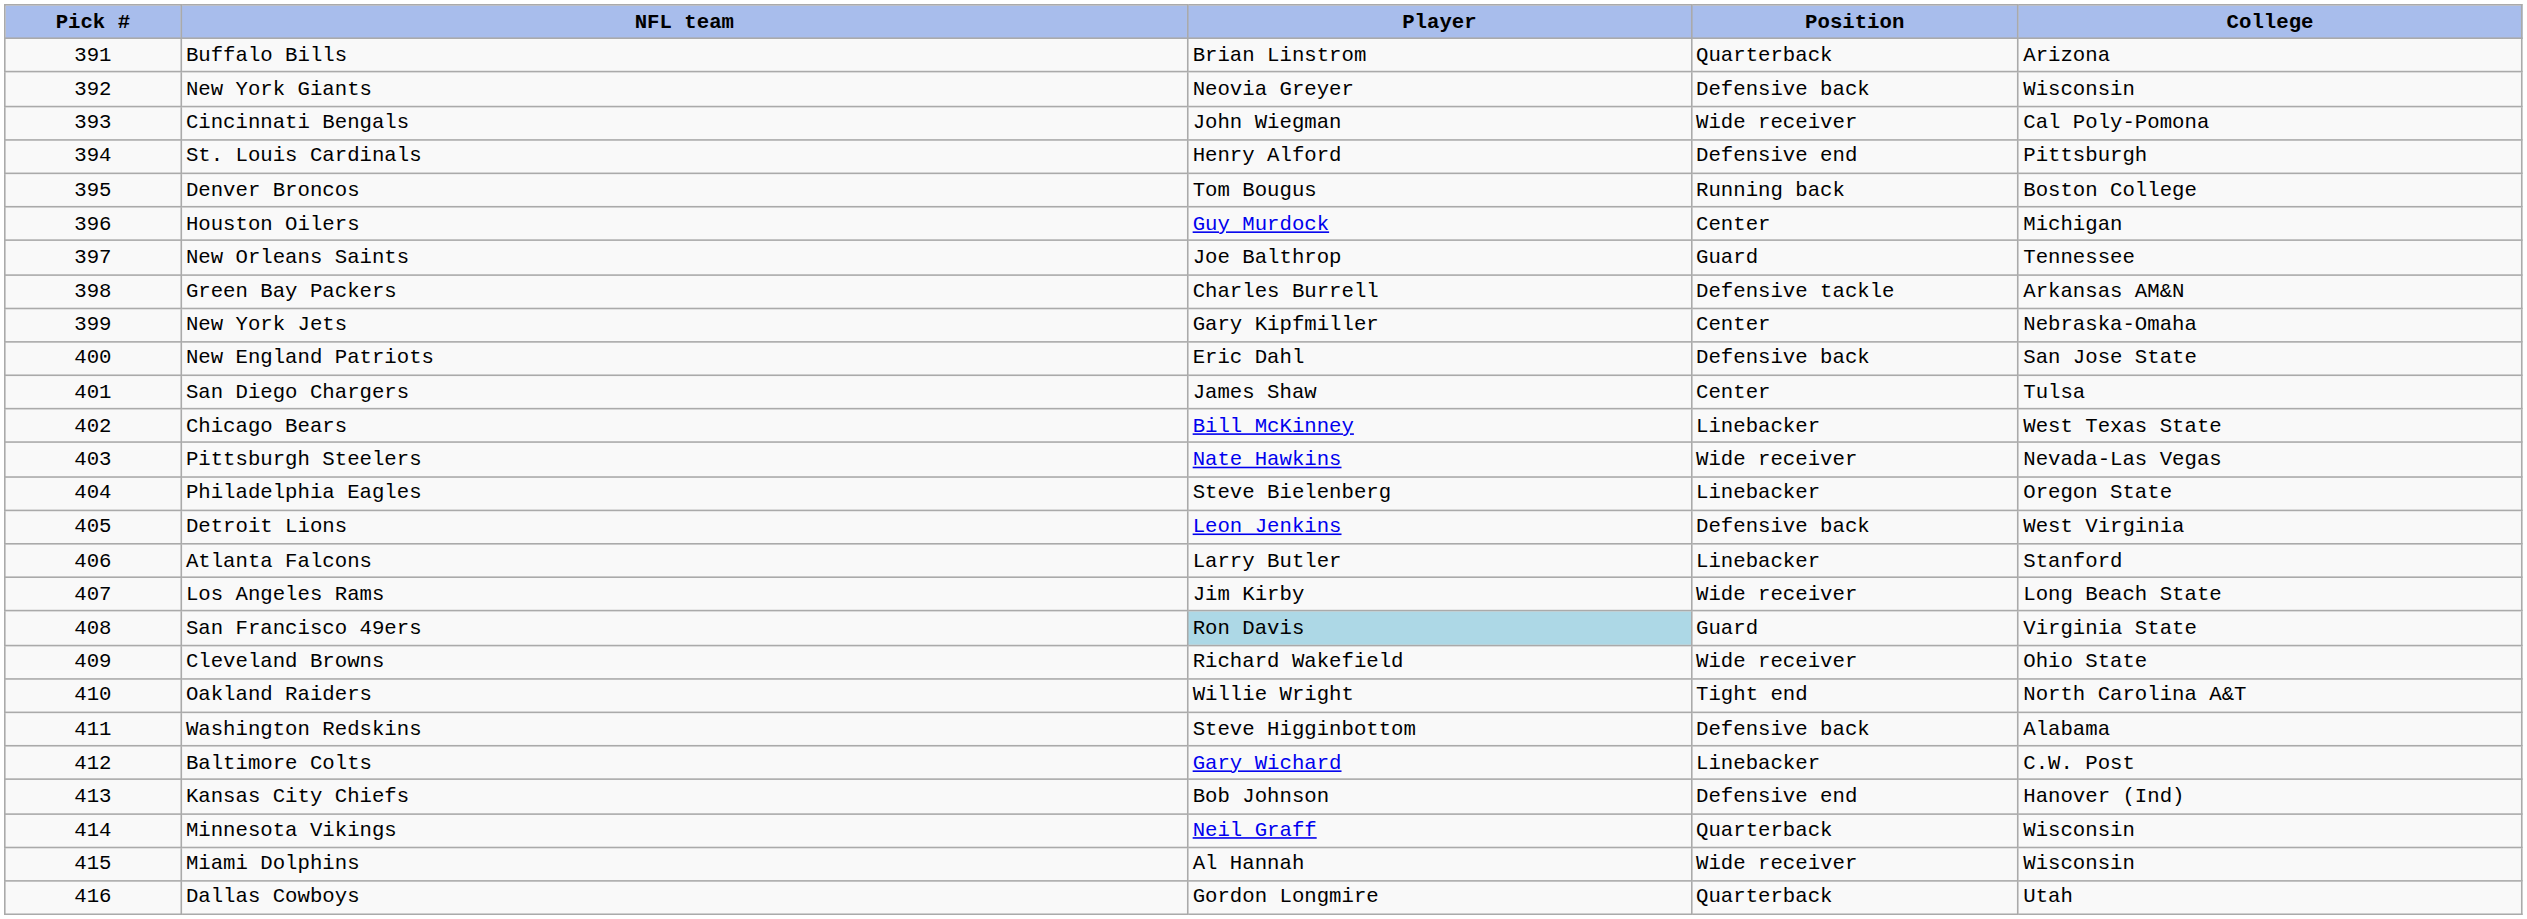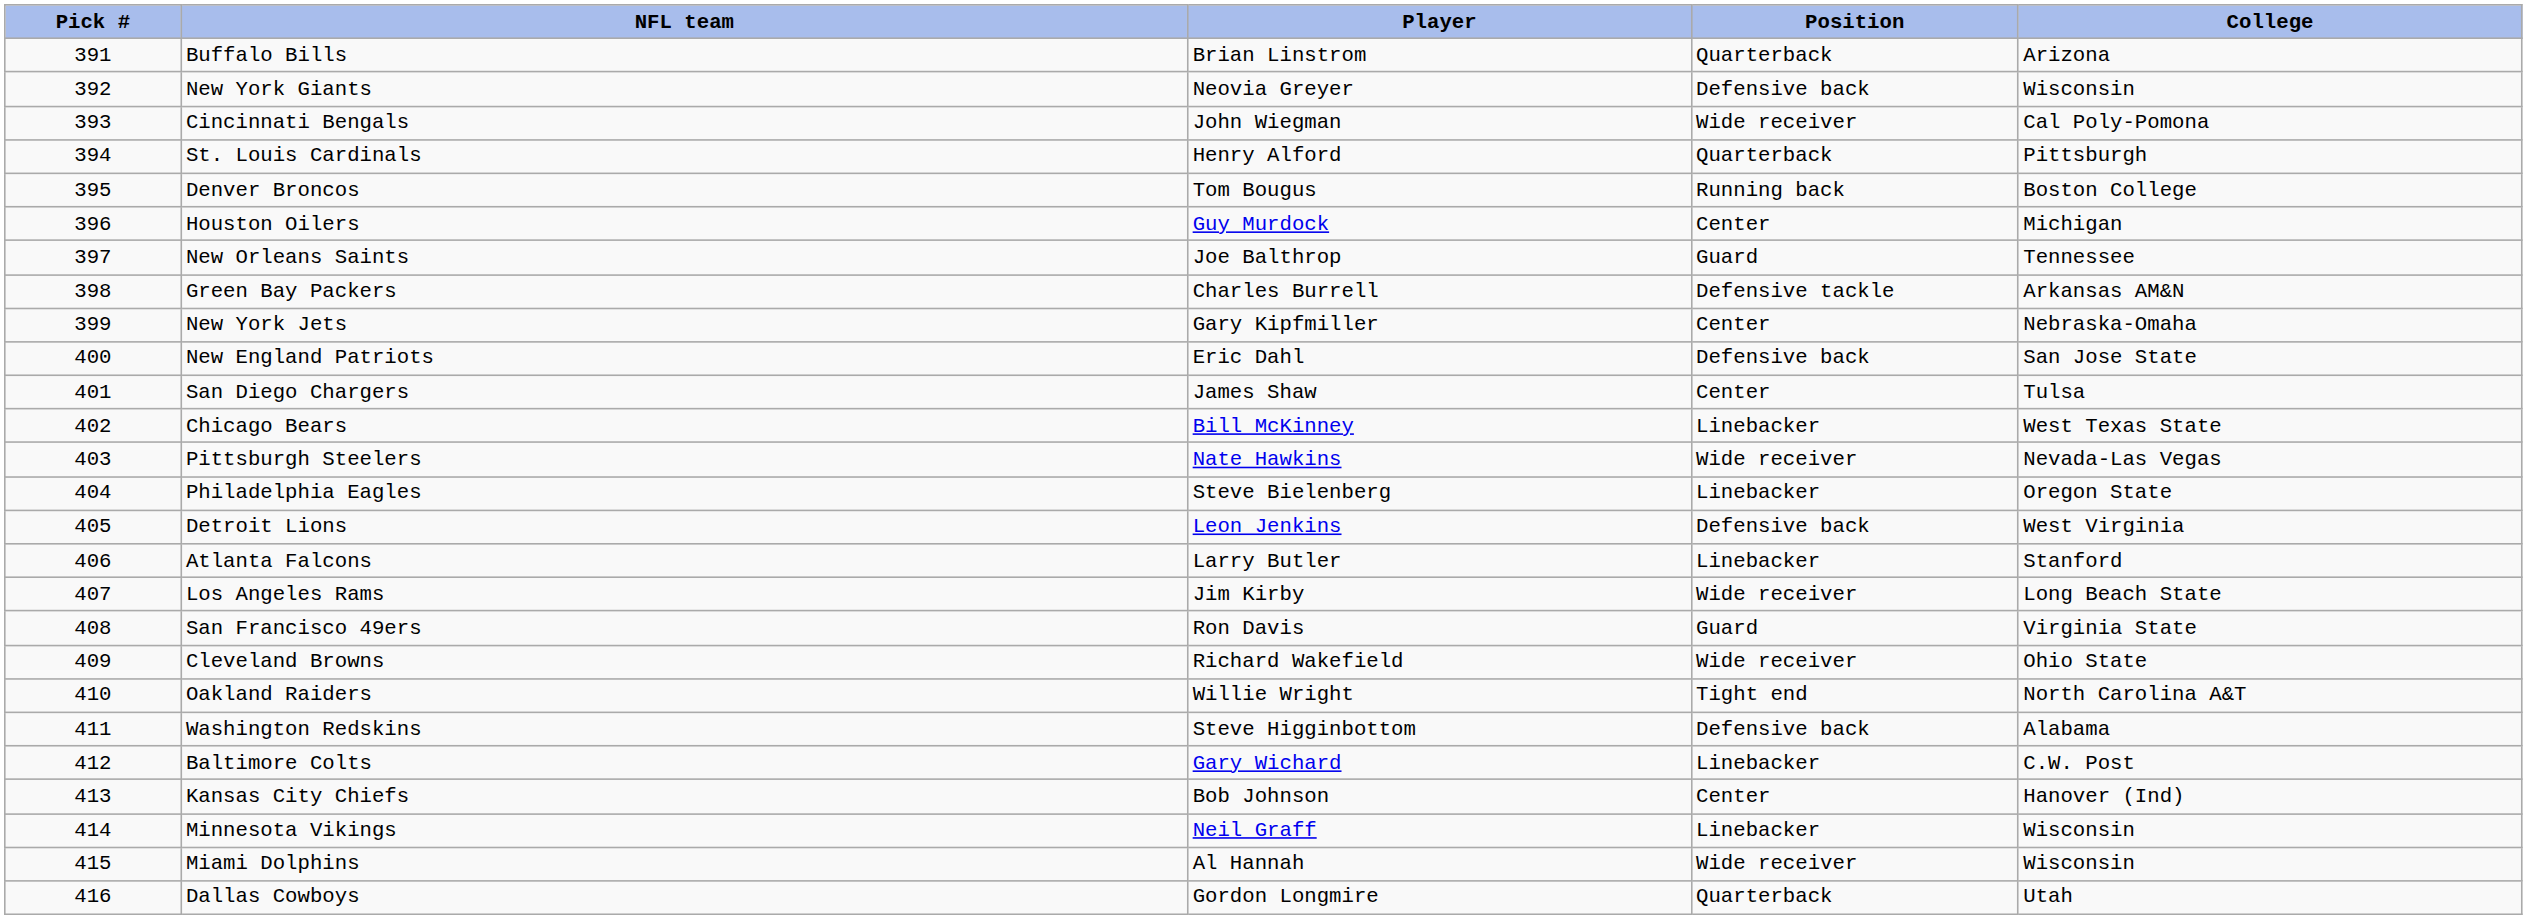(1777, 156) Defensive end -> (1764, 156) Quarterback
(1248, 628) lightblue background -> (1248, 628) no background
(1777, 796) Defensive end -> (1733, 796) Center
(1764, 830) Quarterback -> (1758, 830) Linebacker
